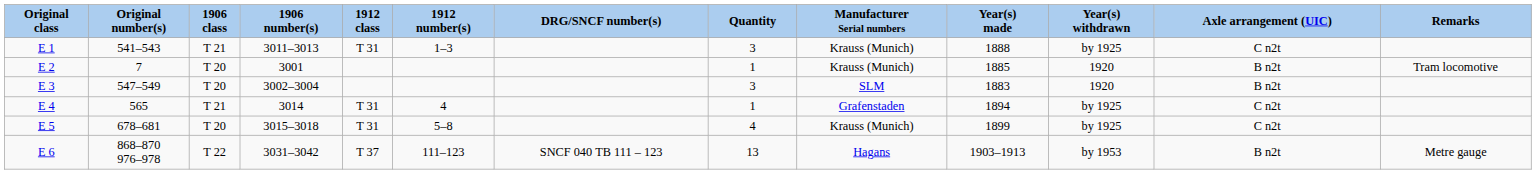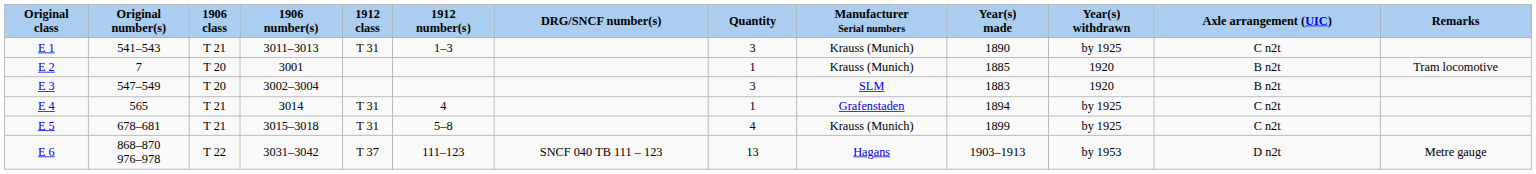(998, 47) 1888 -> (998, 47) 1890
(215, 125) T 20 -> (215, 125) T 21
(1267, 152) B n2t -> (1267, 152) D n2t
